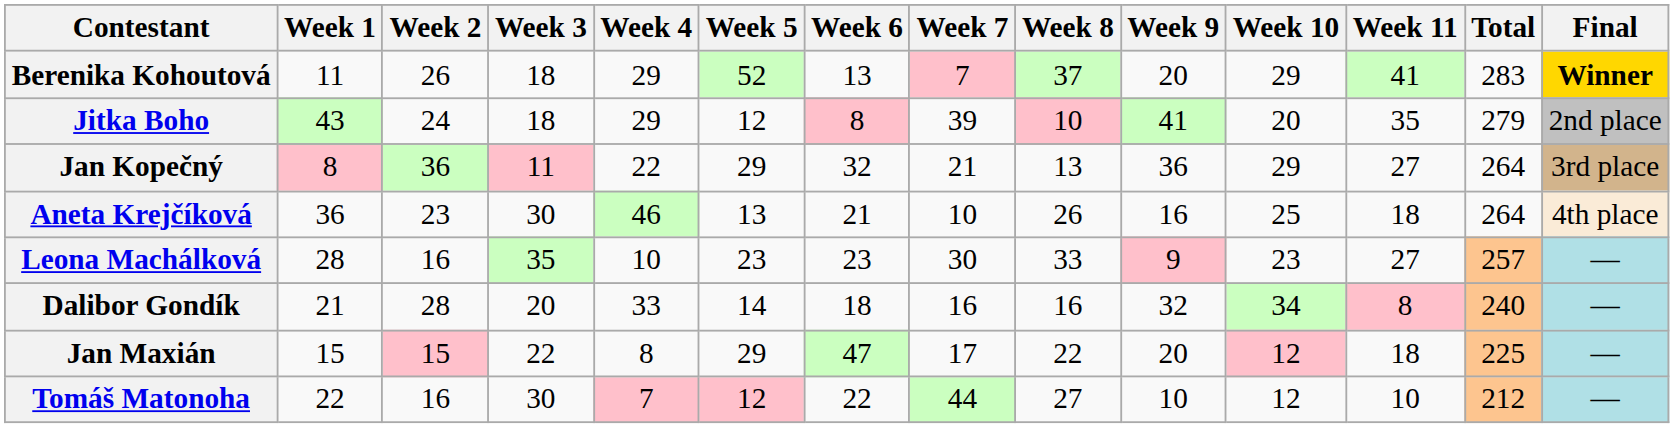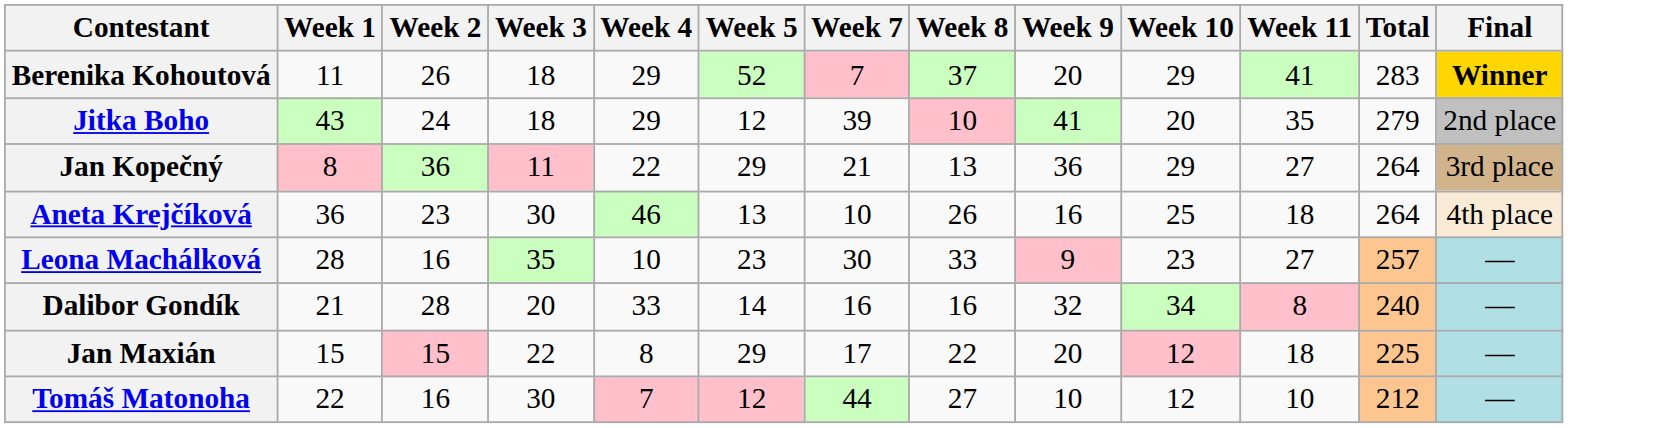- column: (857, 27)
